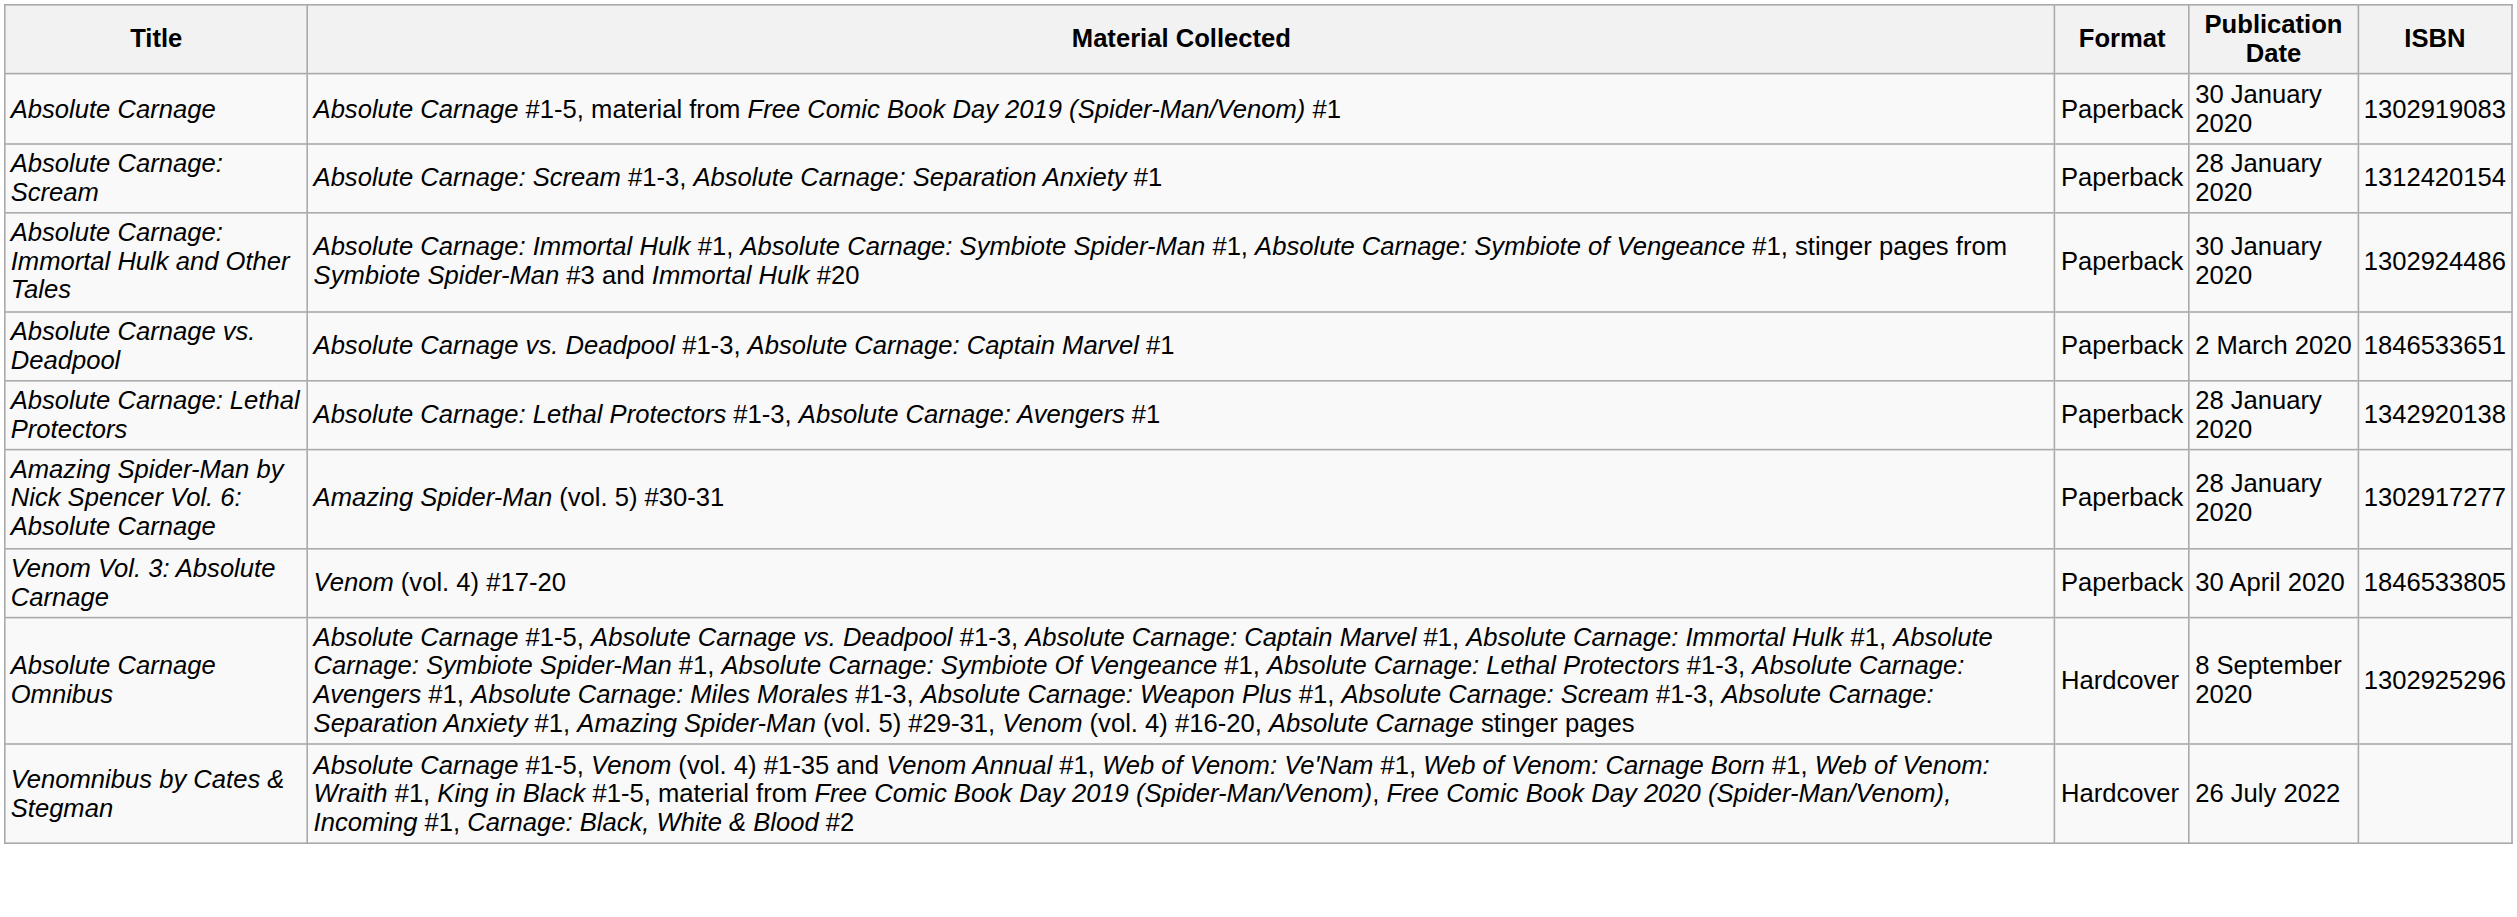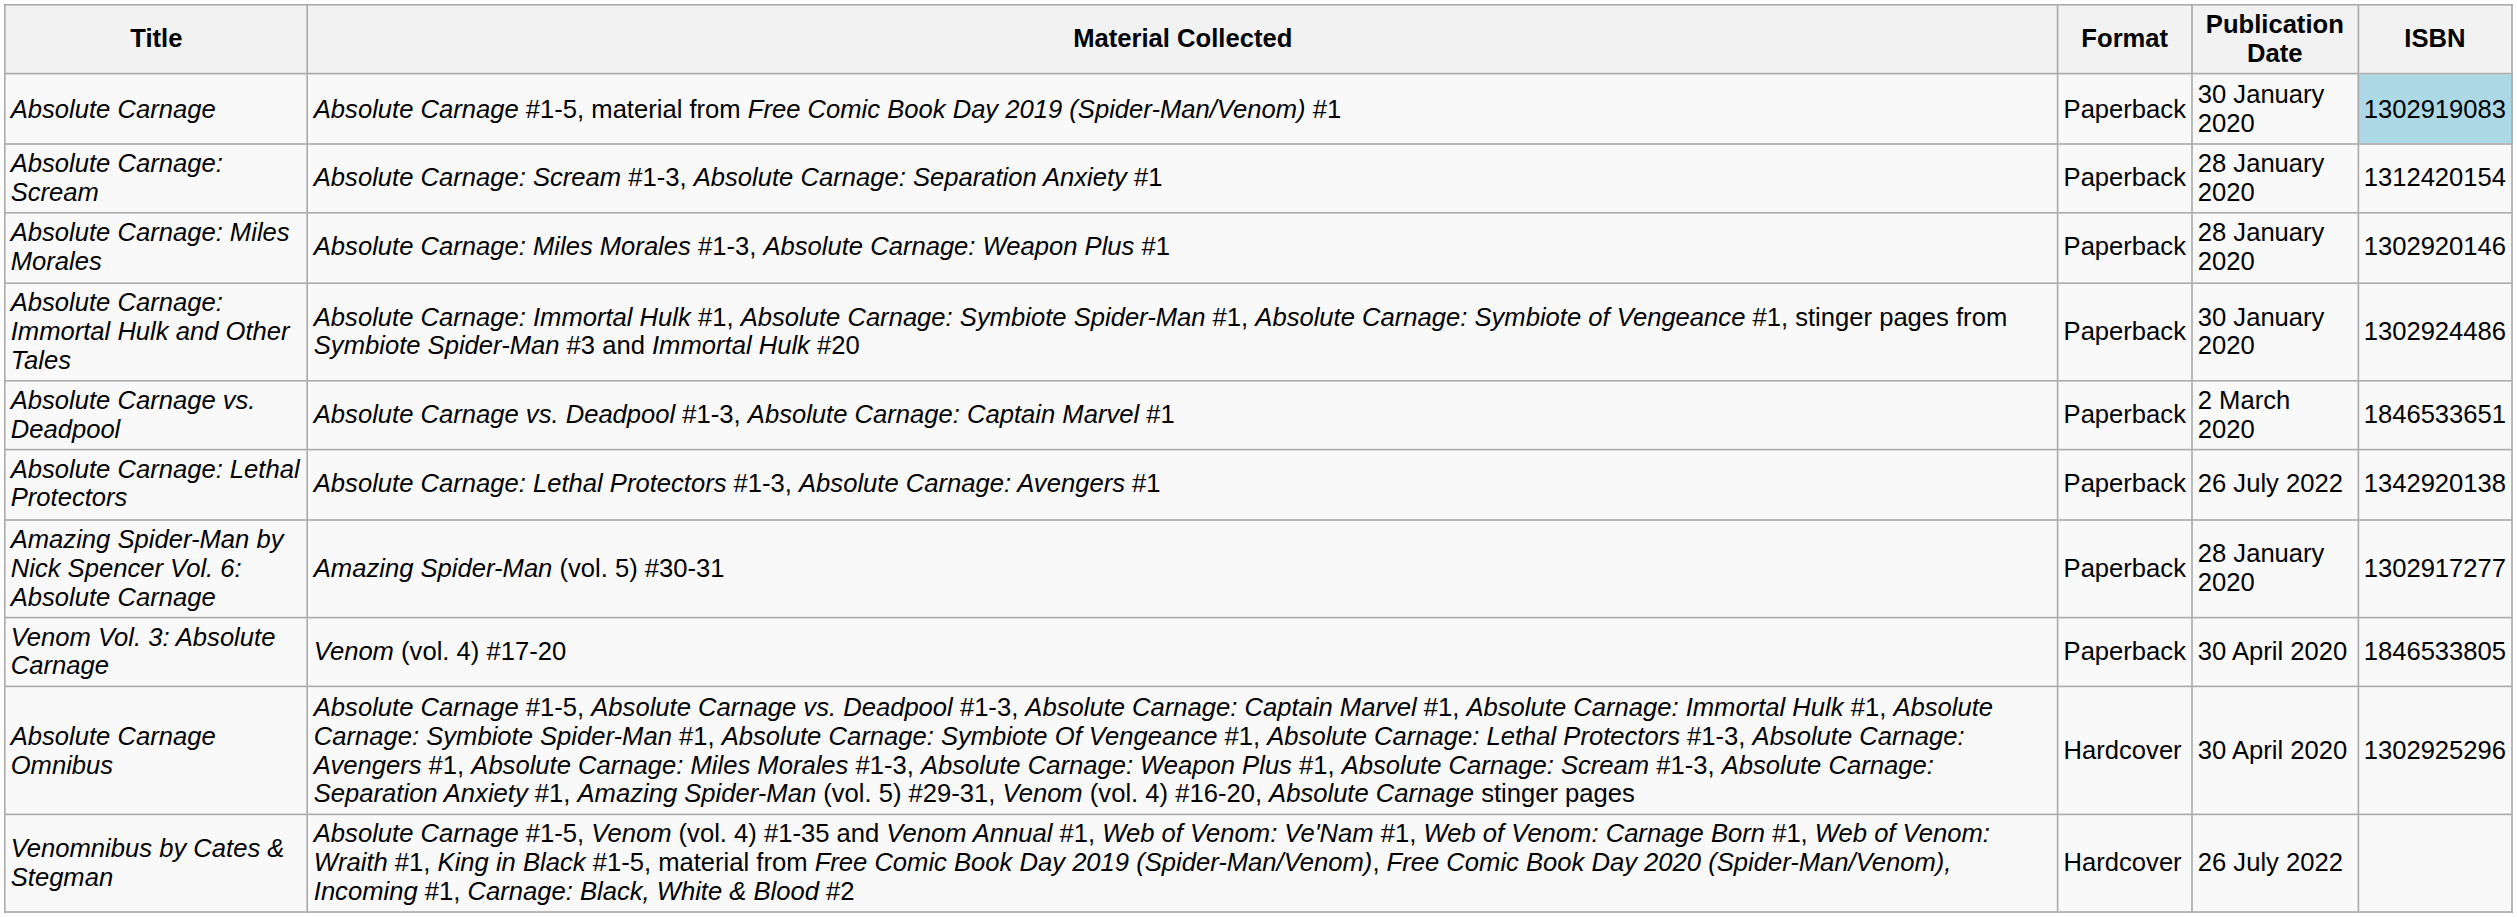(2435, 108) no background -> (2435, 108) lightblue background
+ row: (150, 247)
(2259, 414) 28 January 2020 -> (2270, 484) 26 July 2022
(2268, 680) 8 September 2020 -> (2272, 750) 30 April 2020
